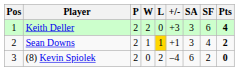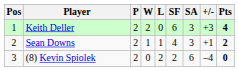columns swapped: (208, 12) <-> (174, 12)
(161, 43) gold background -> (161, 43) no background
